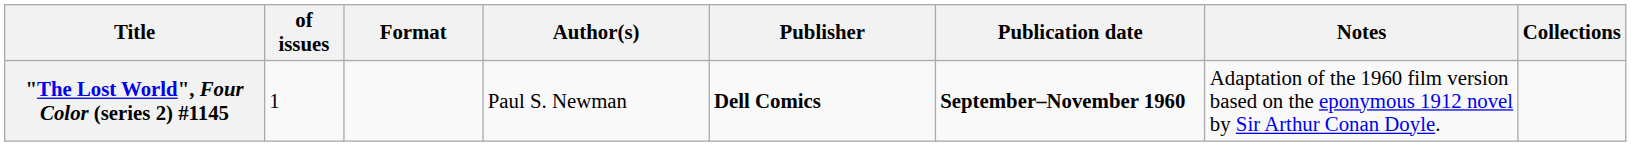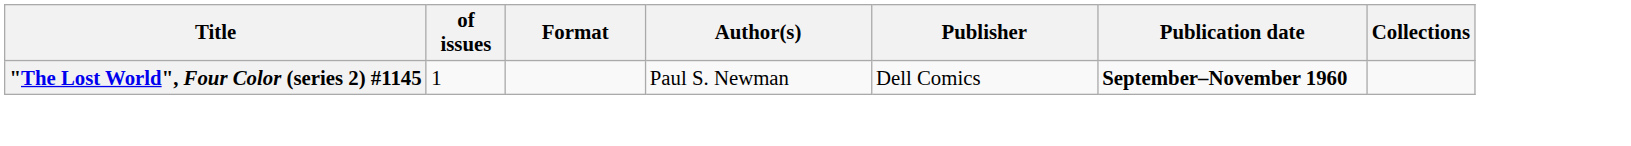- column: (1361, 32)
(767, 100) bold -> (928, 77) normal
